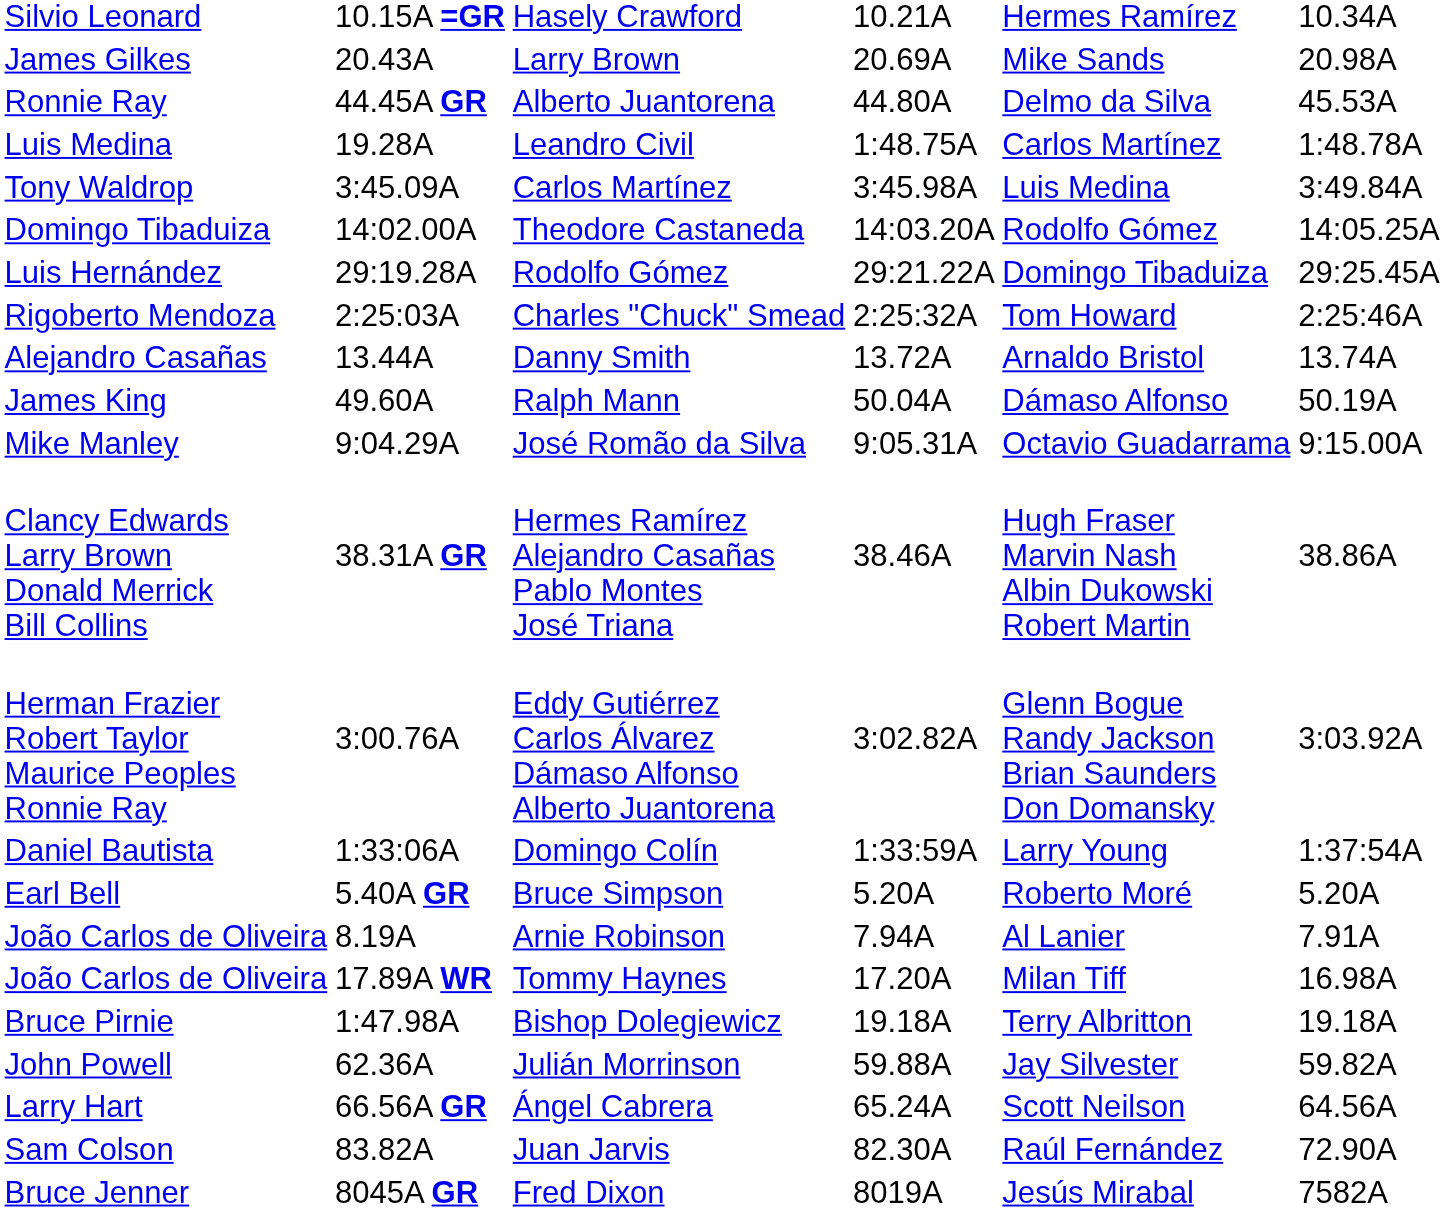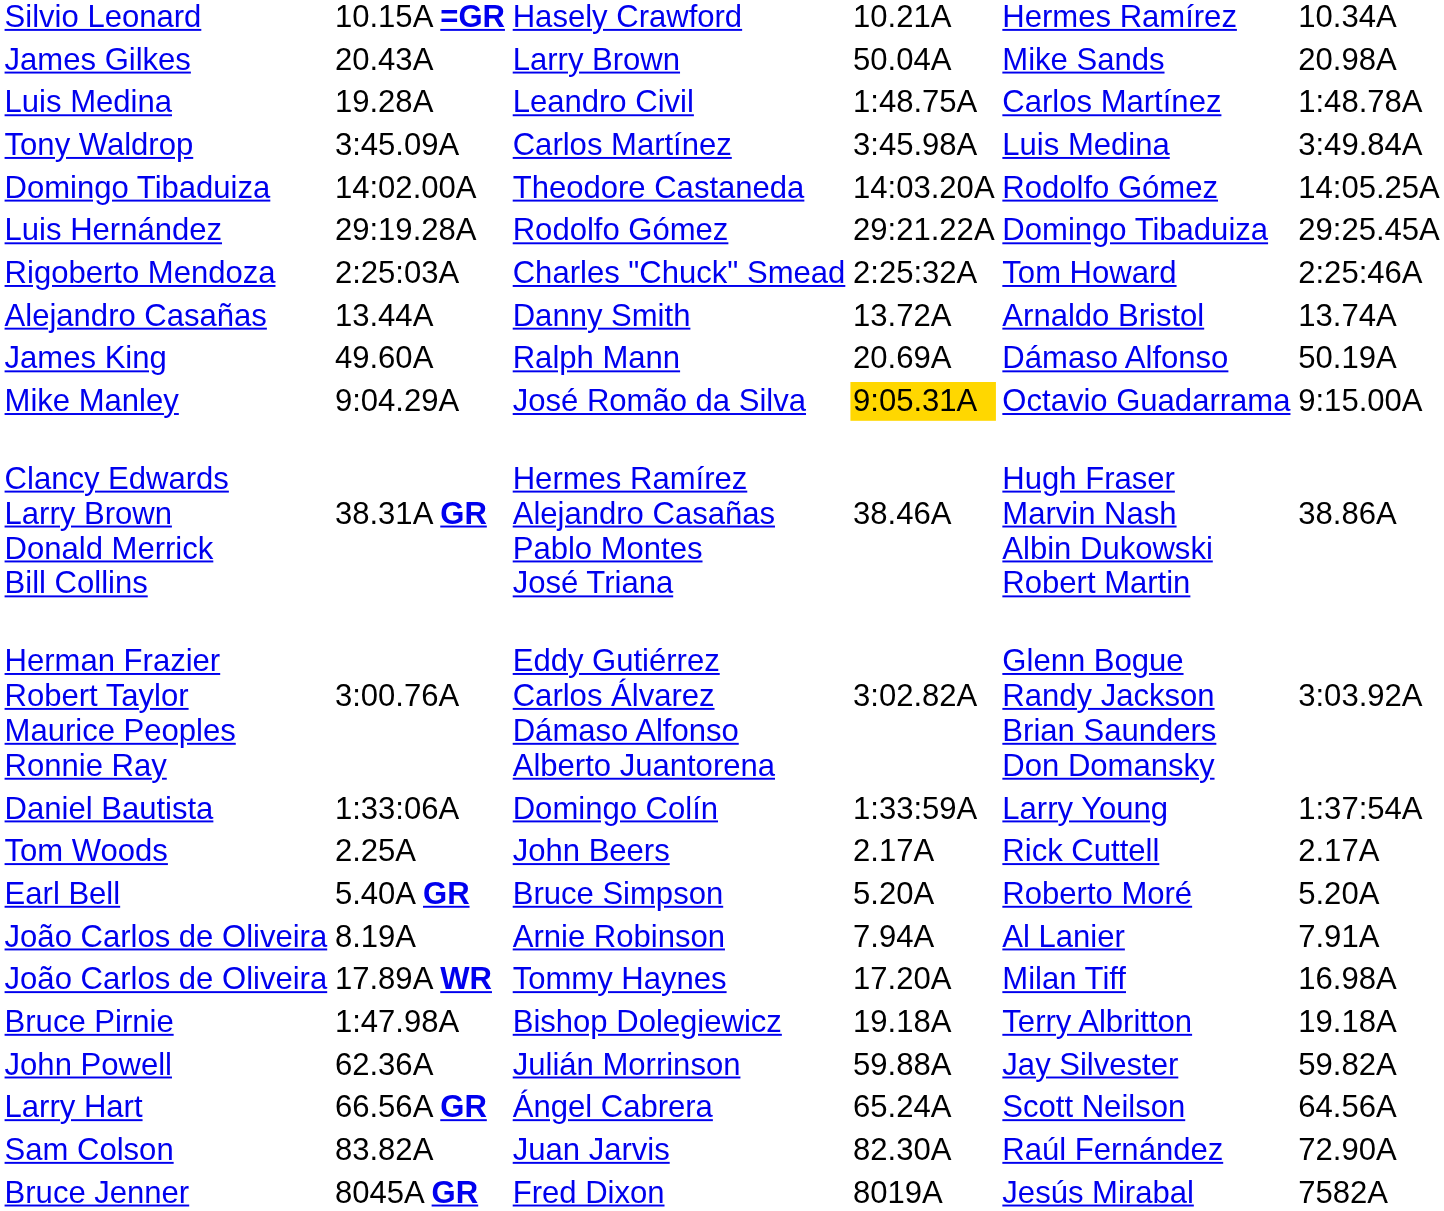(902, 59) 20.69A -> (902, 59) 50.04A
- row: (644, 102)
(902, 400) 50.04A -> (902, 358) 20.69A
(915, 443) no background -> (915, 400) gold background
+ row: (591, 851)
